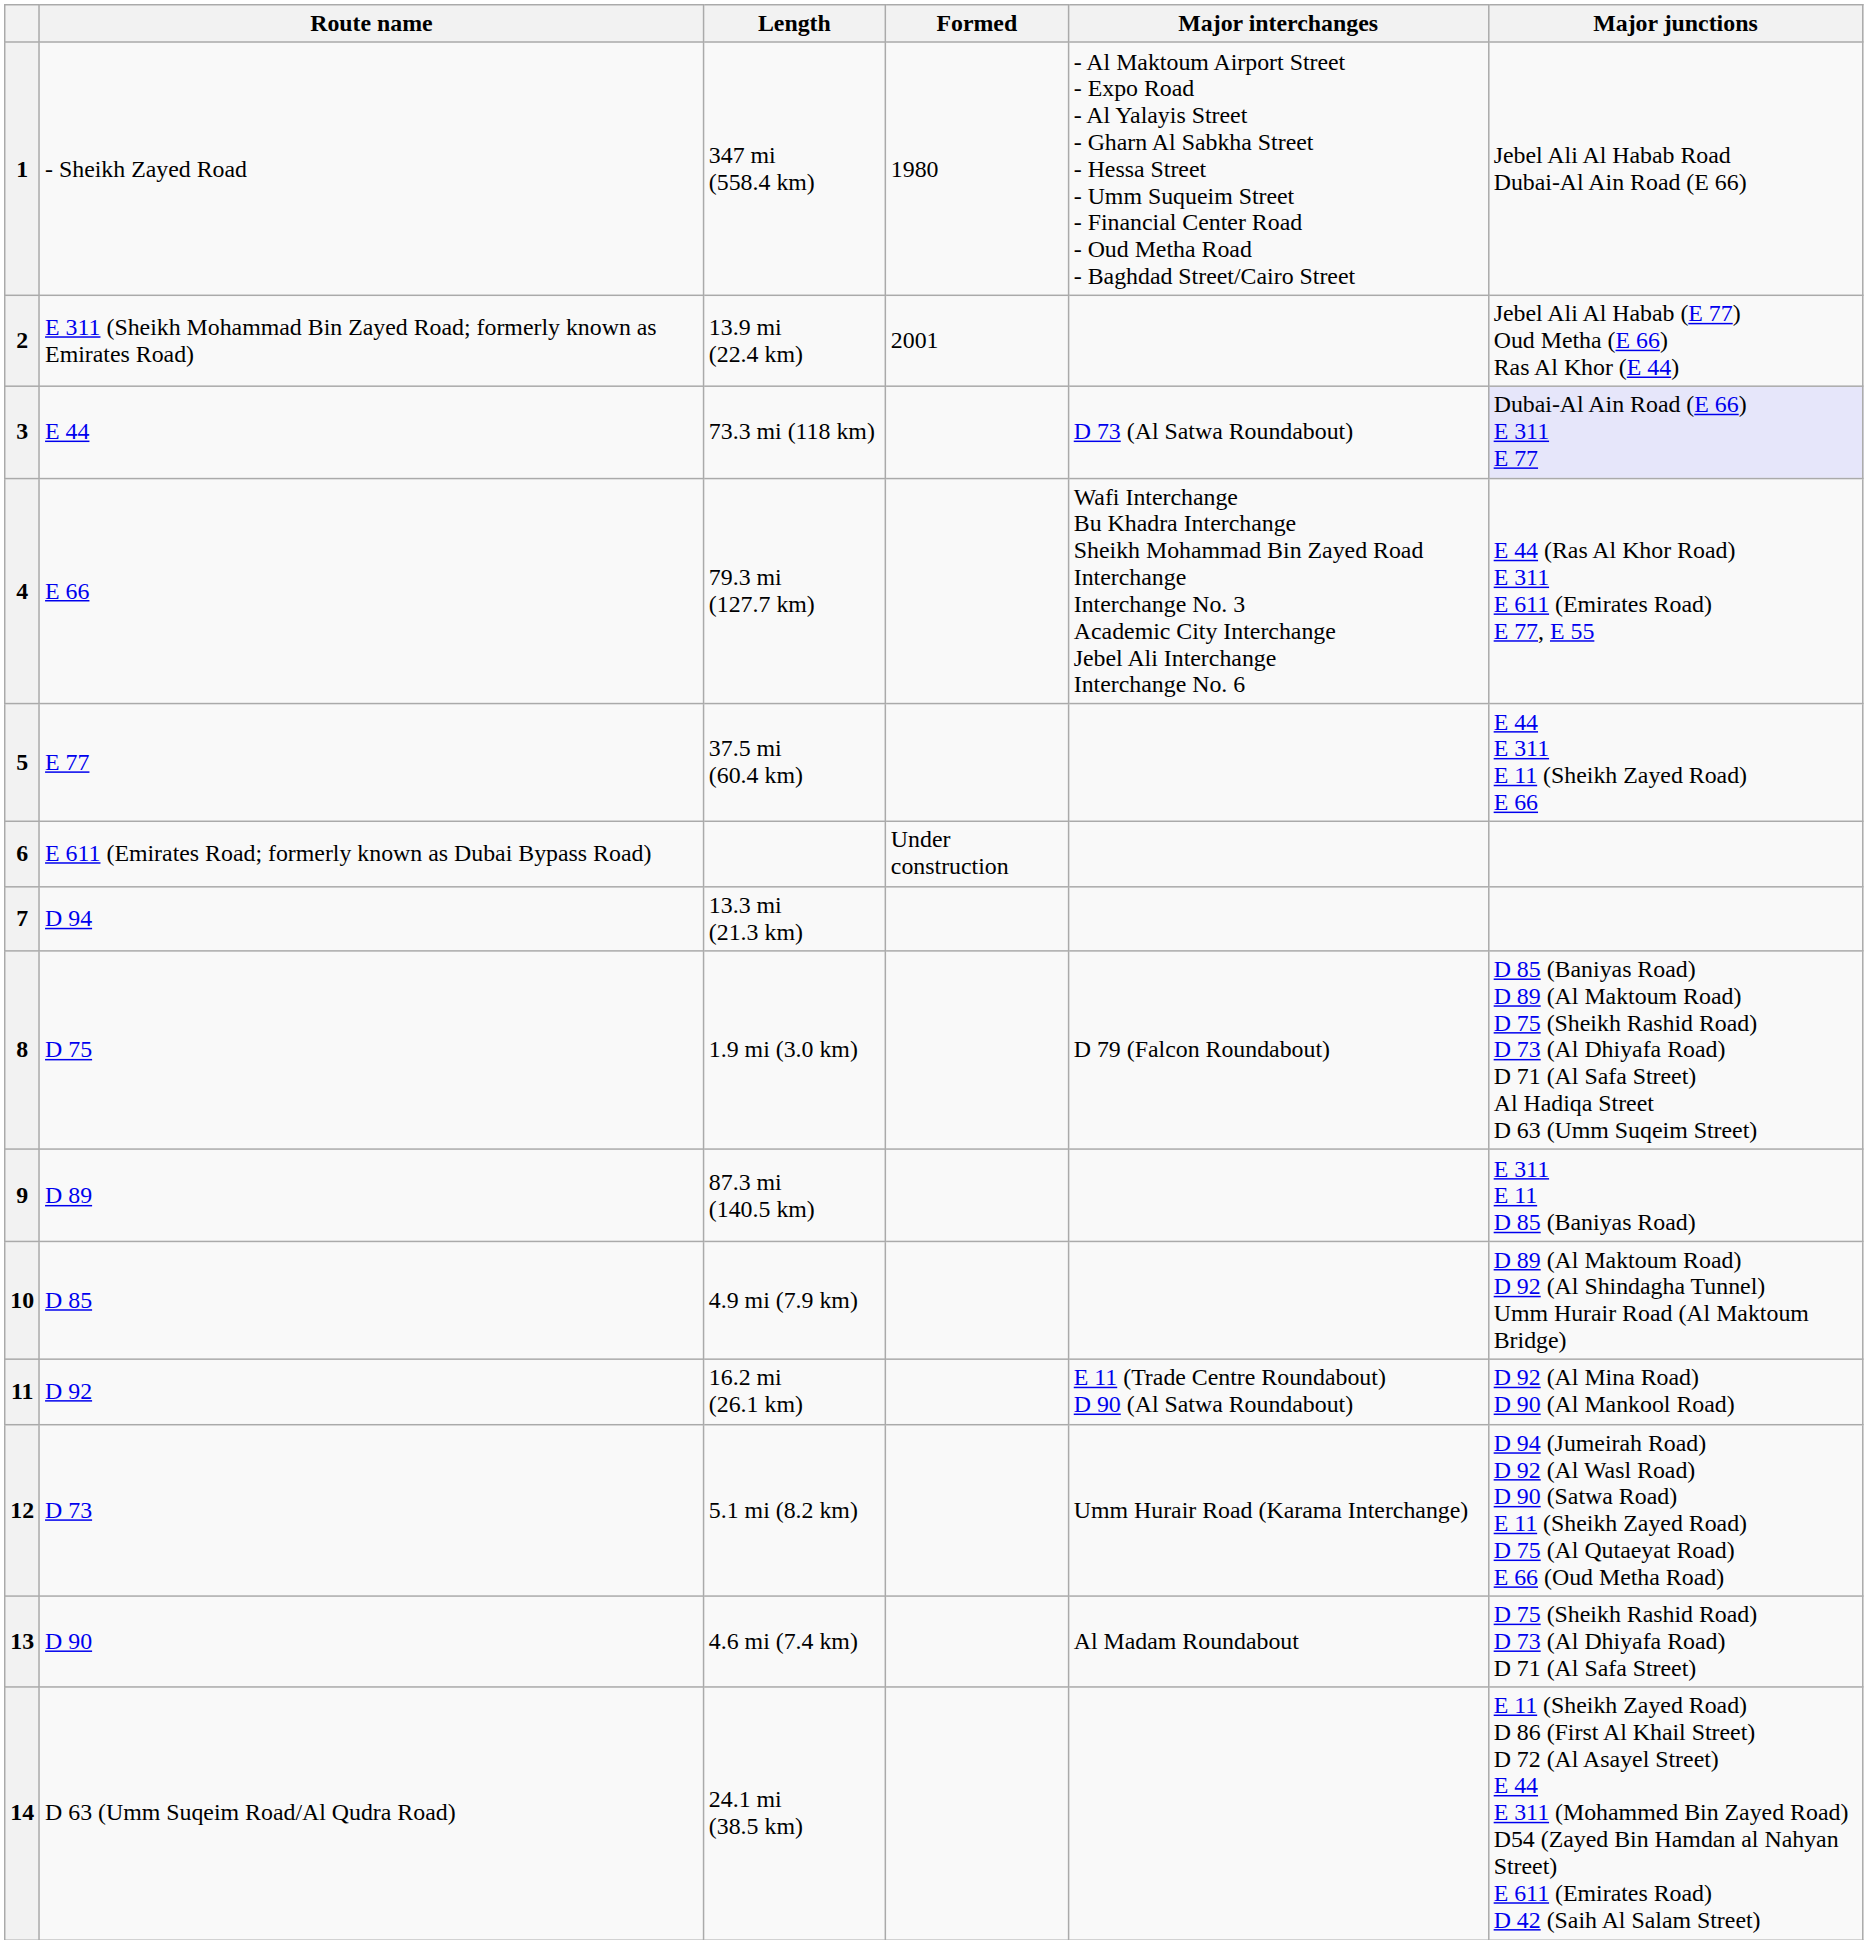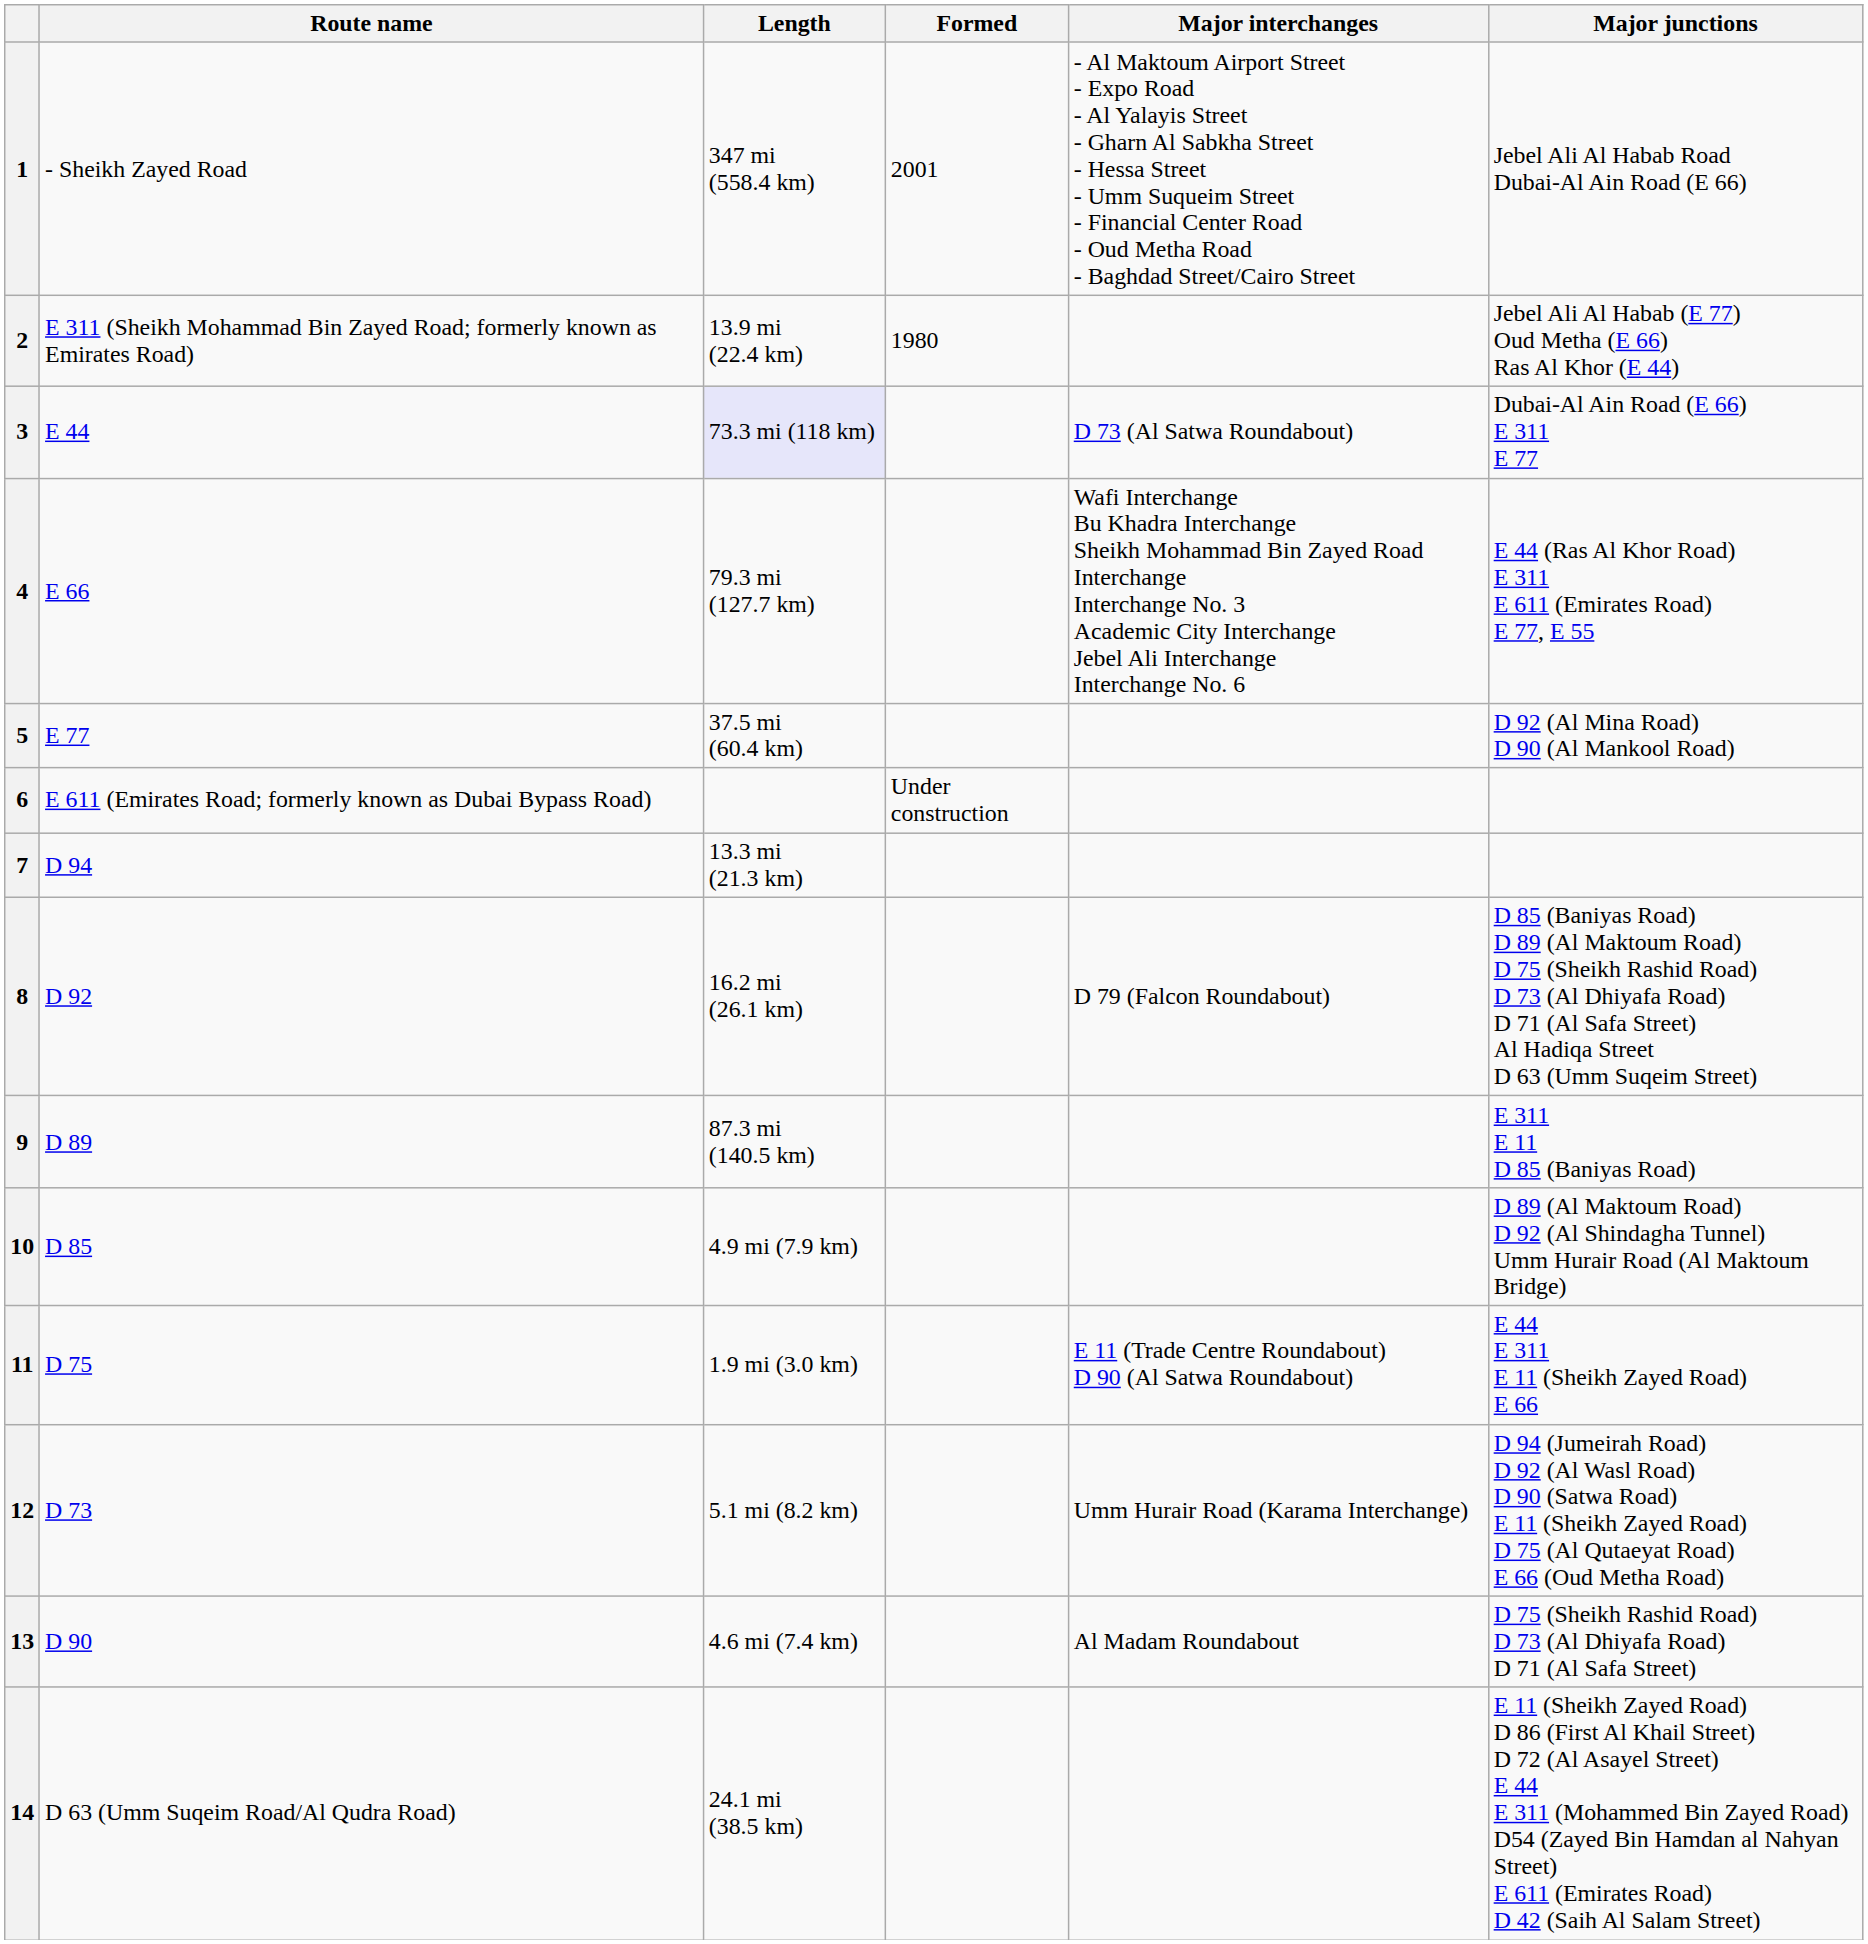(915, 168) 1980 -> (915, 168) 2001
(915, 340) 2001 -> (915, 340) 1980
(792, 431) no background -> (792, 431) lavender background
(1620, 431) lavender background -> (1620, 431) no background
(1620, 762) E 44 E 311 E 11 (Sheikh Zayed Road) E 66 -> (1614, 735) D 92 (Al Mina Road) D 90 (Al Mankool Road)
(69, 1050) D 75 -> (69, 996) D 92
(783, 1050) 1.9 mi (3.0 km) -> (756, 996) 16.2 mi (26.1 km)
(69, 1391) D 92 -> (69, 1364) D 75
(756, 1391) 16.2 mi (26.1 km) -> (783, 1364) 1.9 mi (3.0 km)
(1614, 1391) D 92 (Al Mina Road) D 90 (Al Mankool Road) -> (1620, 1364) E 44 E 311 E 11 (Sheikh Zayed Road) E 66
